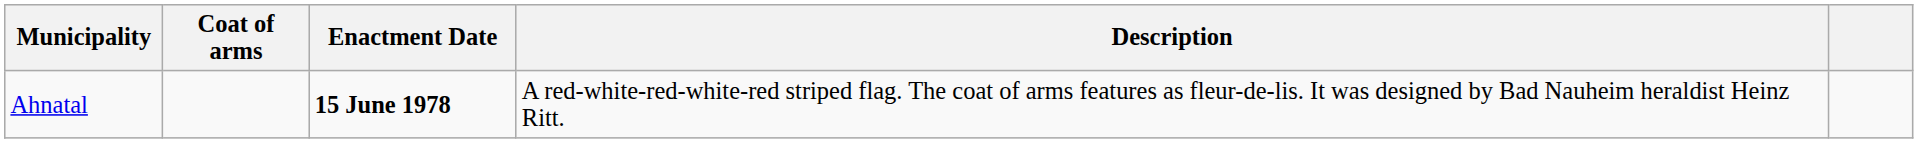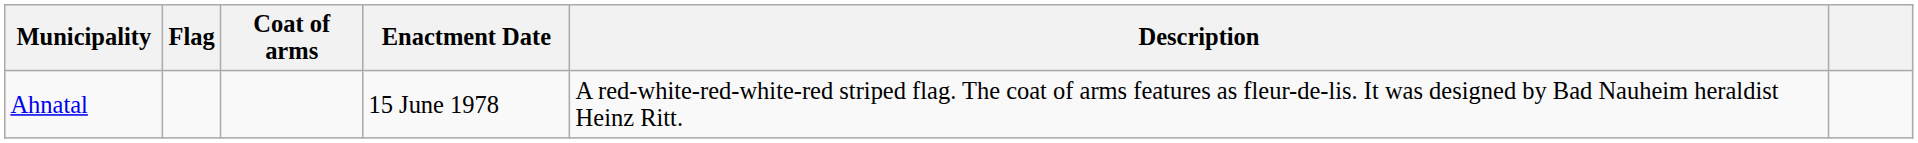+ column: (192, 37)
(383, 104) bold -> (434, 104) normal
